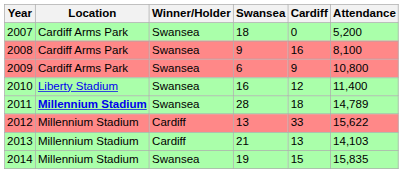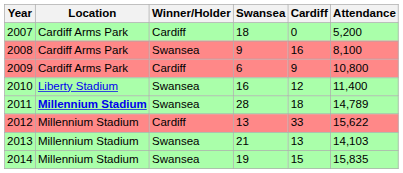(176, 31) Swansea -> (169, 31) Cardiff
(176, 68) Swansea -> (169, 68) Cardiff
(169, 141) Cardiff -> (176, 141) Swansea
